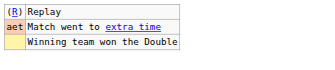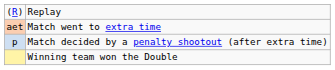+ row: (178, 42)
